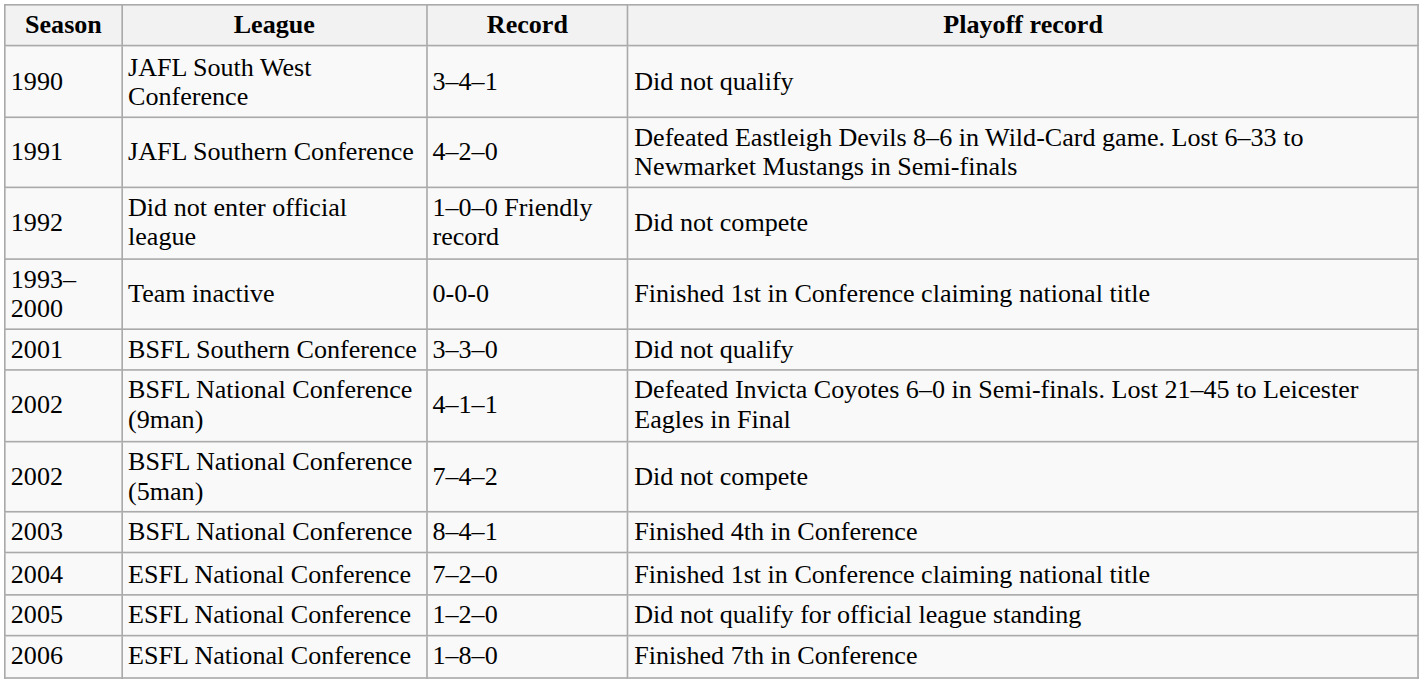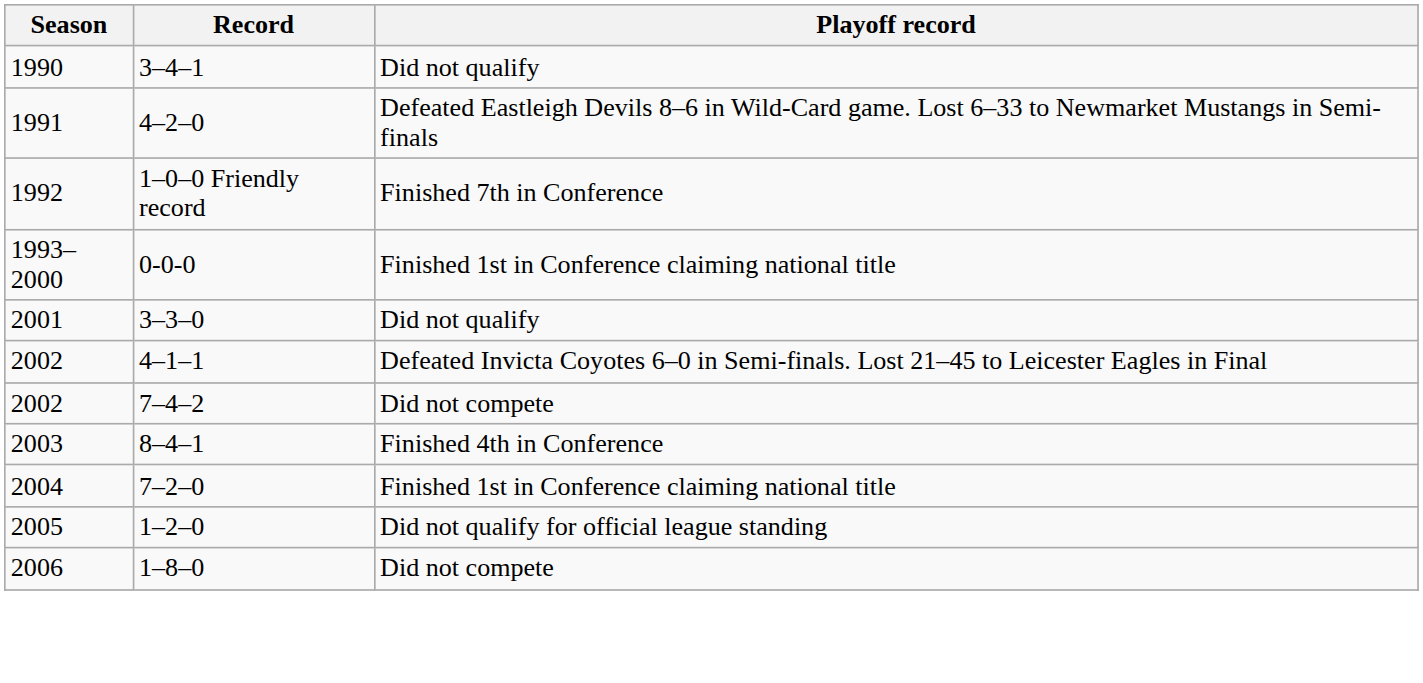- column: (274, 25)
(721, 222) Did not compete -> (522, 193) Finished 7th in Conference
(776, 656) Finished 7th in Conference -> (467, 568) Did not compete
